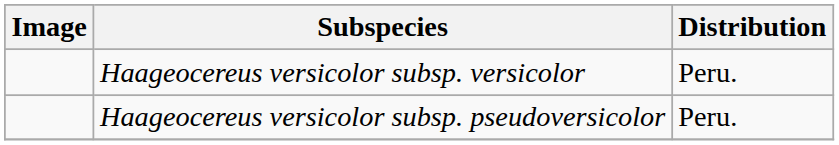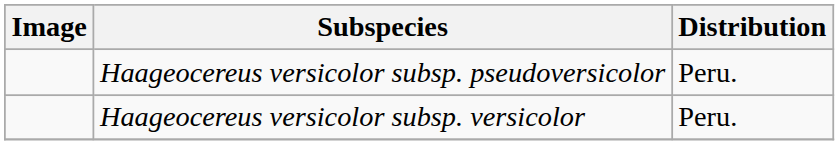rows swapped: (383, 116) <-> (342, 71)
